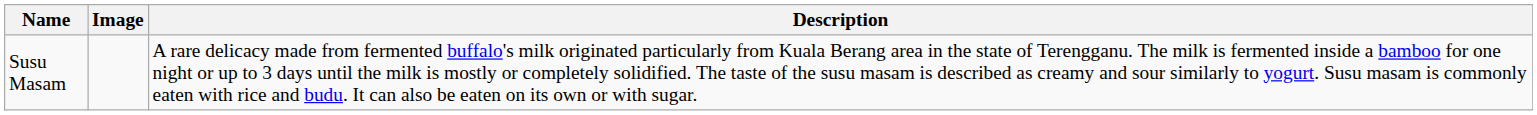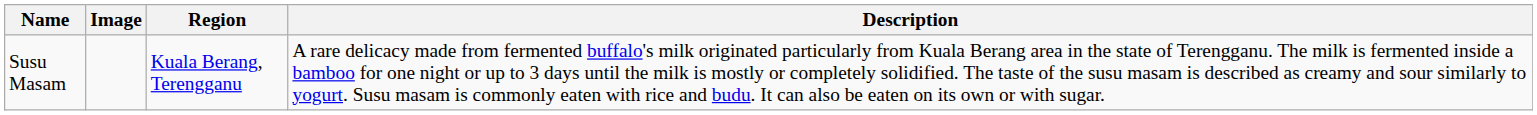+ column: (217, 19)
